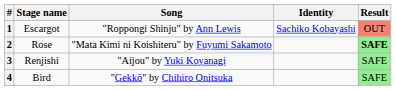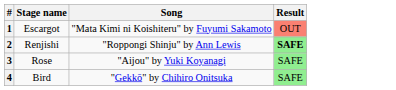- column: (316, 12)
(172, 28) "Roppongi Shinju" by Ann Lewis -> (172, 28) "Mata Kimi ni Koishiteru" by Fuyumi Sakamoto
(42, 45) Rose -> (42, 45) Renjishi
(172, 45) "Mata Kimi ni Koishiteru" by Fuyumi Sakamoto -> (172, 45) "Roppongi Shinju" by Ann Lewis
(42, 61) Renjishi -> (42, 61) Rose
